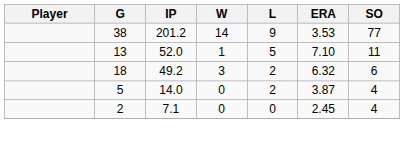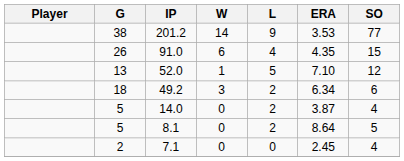+ row: (171, 52)
(374, 52) 11 -> (374, 71) 12
(323, 71) 6.32 -> (323, 90) 6.34
+ row: (171, 128)
